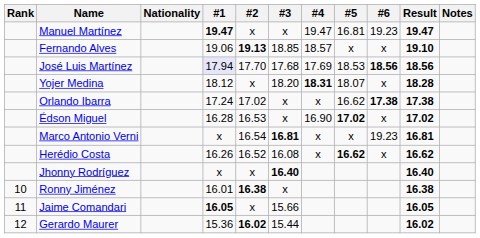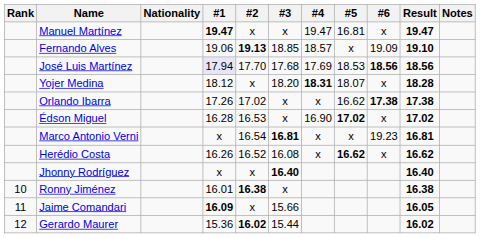(384, 31) 19.23 -> (384, 31) x
(384, 48) x -> (384, 48) 19.09
(219, 101) 17.24 -> (219, 101) 17.26
(219, 207) 16.05 -> (219, 207) 16.09
